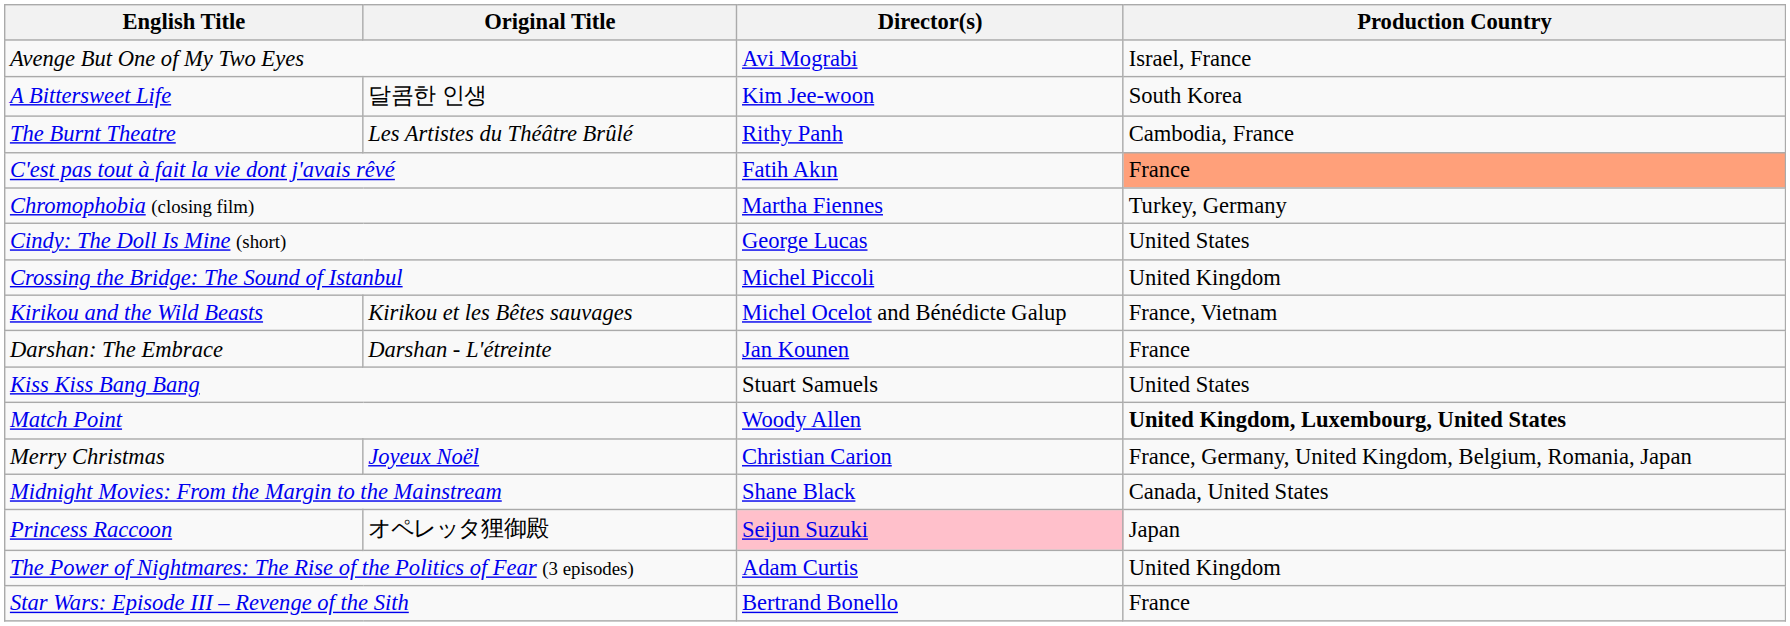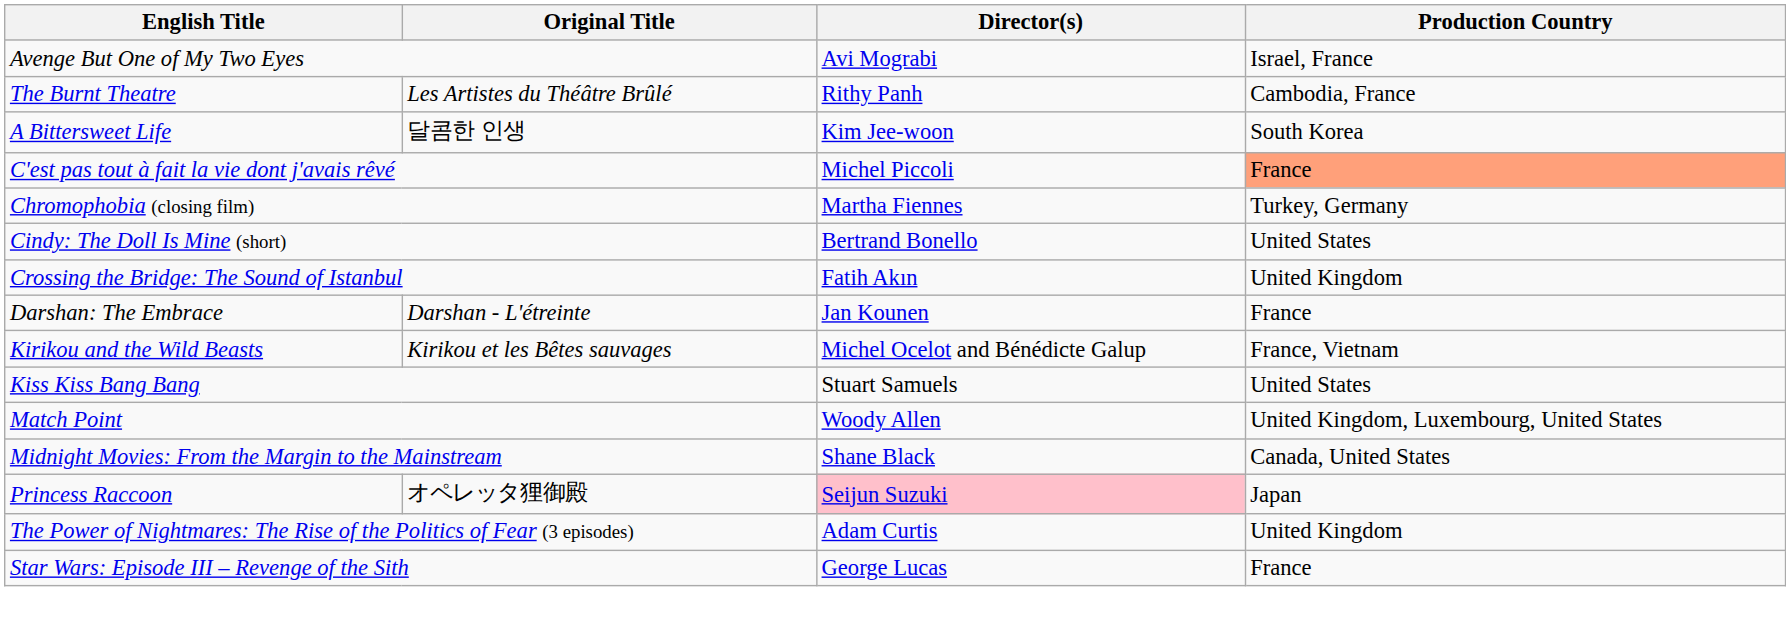rows swapped: (91, 96) <-> (93, 133)
(790, 169) Fatih Akın -> (888, 169) Michel Piccoli
(805, 241) George Lucas -> (900, 241) Bertrand Bonello
(808, 277) Michel Piccoli -> (870, 277) Fatih Akın
rows swapped: (116, 348) <-> (136, 312)
(1347, 420) bold -> (1456, 420) normal
- row: (87, 455)
(820, 603) Bertrand Bonello -> (884, 567) George Lucas
